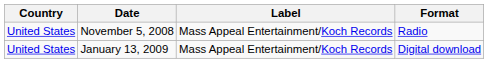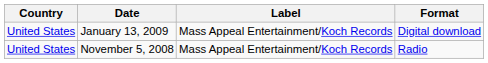rows swapped: (127, 31) <-> (124, 49)
